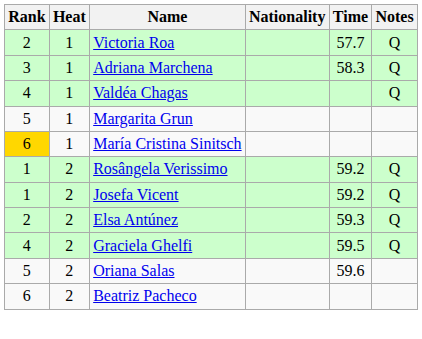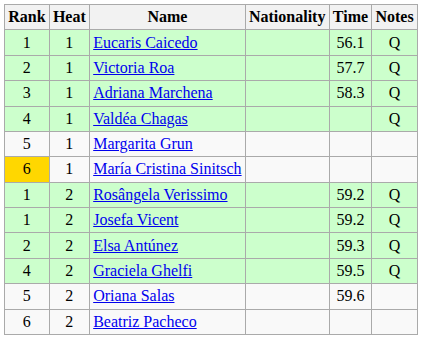+ row: (145, 42)
